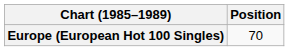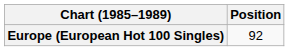(256, 35) 70 -> (256, 35) 92
